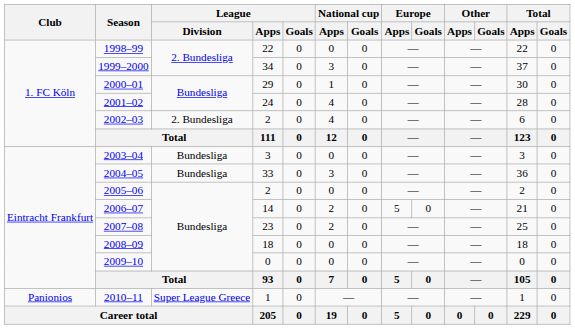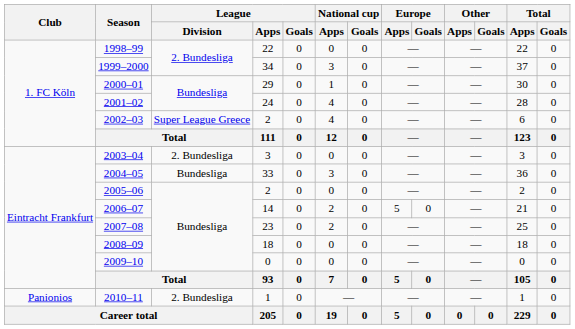(202, 119) 2. Bundesliga -> (202, 119) Super League Greece
(202, 155) Bundesliga -> (202, 155) 2. Bundesliga
(202, 297) Super League Greece -> (202, 297) 2. Bundesliga
